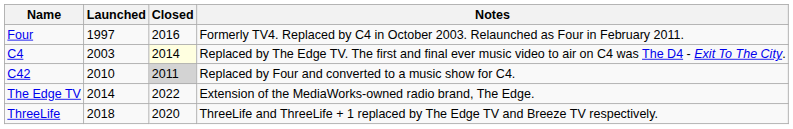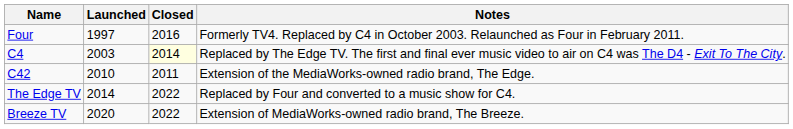(165, 74) lightgrey background -> (165, 74) no background
(357, 74) Replaced by Four and converted to a music show for C4. -> (367, 74) Extension of the MediaWorks-owned radio brand, The Edge.
(367, 94) Extension of the MediaWorks-owned radio brand, The Edge. -> (357, 94) Replaced by Four and converted to a music show for C4.
- row: (34, 114)
+ row: (37, 114)
